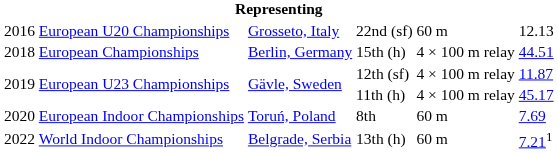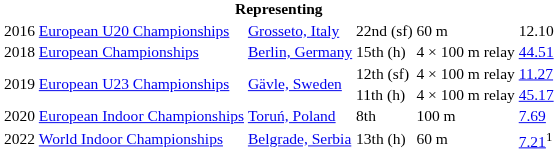(536, 30) 12.13 -> (536, 30) 12.10
(536, 73) 11.87 -> (536, 73) 11.27
(432, 116) 60 m -> (436, 116) 100 m
